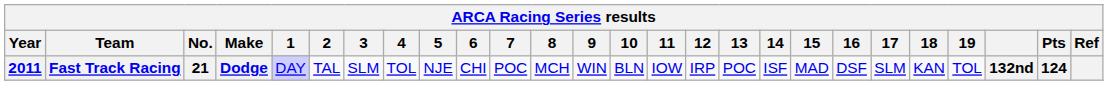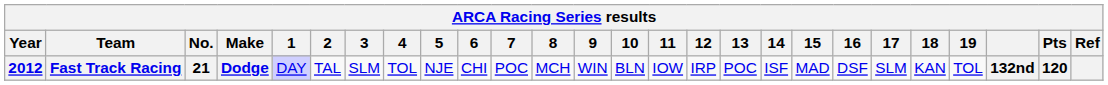(25, 68) 2011 -> (25, 68) 2012
(1054, 68) 124 -> (1055, 68) 120
